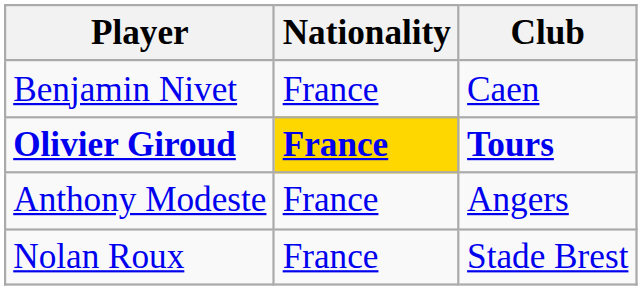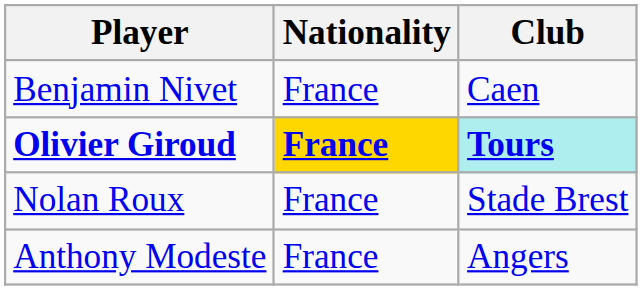(510, 144) no background -> (510, 144) paleturquoise background
rows swapped: (99, 255) <-> (140, 199)
